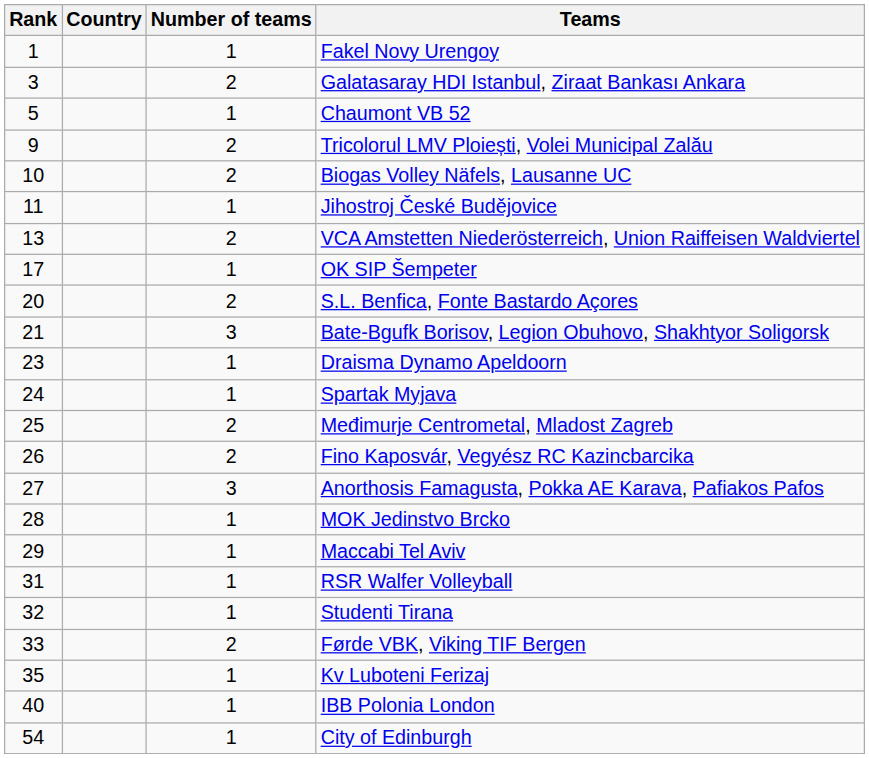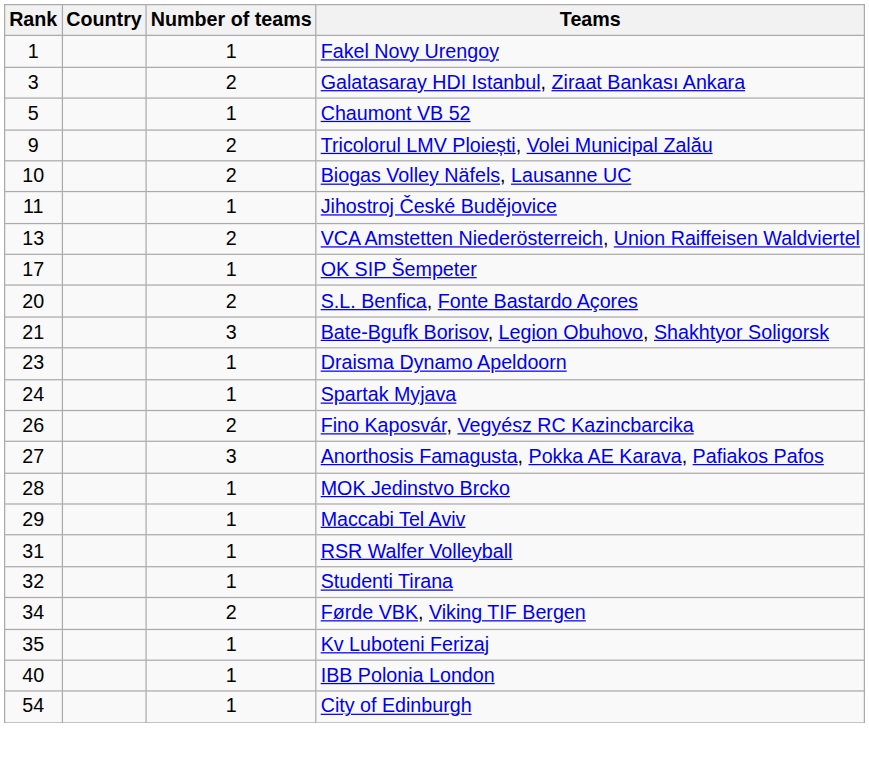- row: (497, 425)
(33, 644) 33 -> (33, 613) 34
